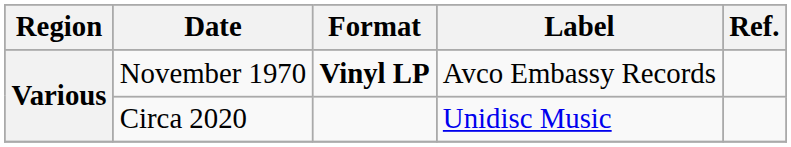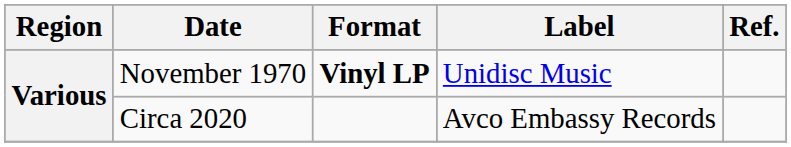(579, 73) Avco Embassy Records -> (527, 73) Unidisc Music
(527, 118) Unidisc Music -> (579, 118) Avco Embassy Records
